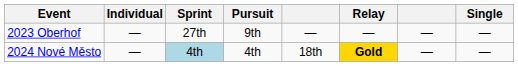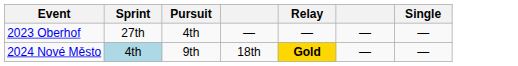- column: (135, 14)
(253, 33) 9th -> (191, 33) 4th
(253, 52) 4th -> (191, 52) 9th
